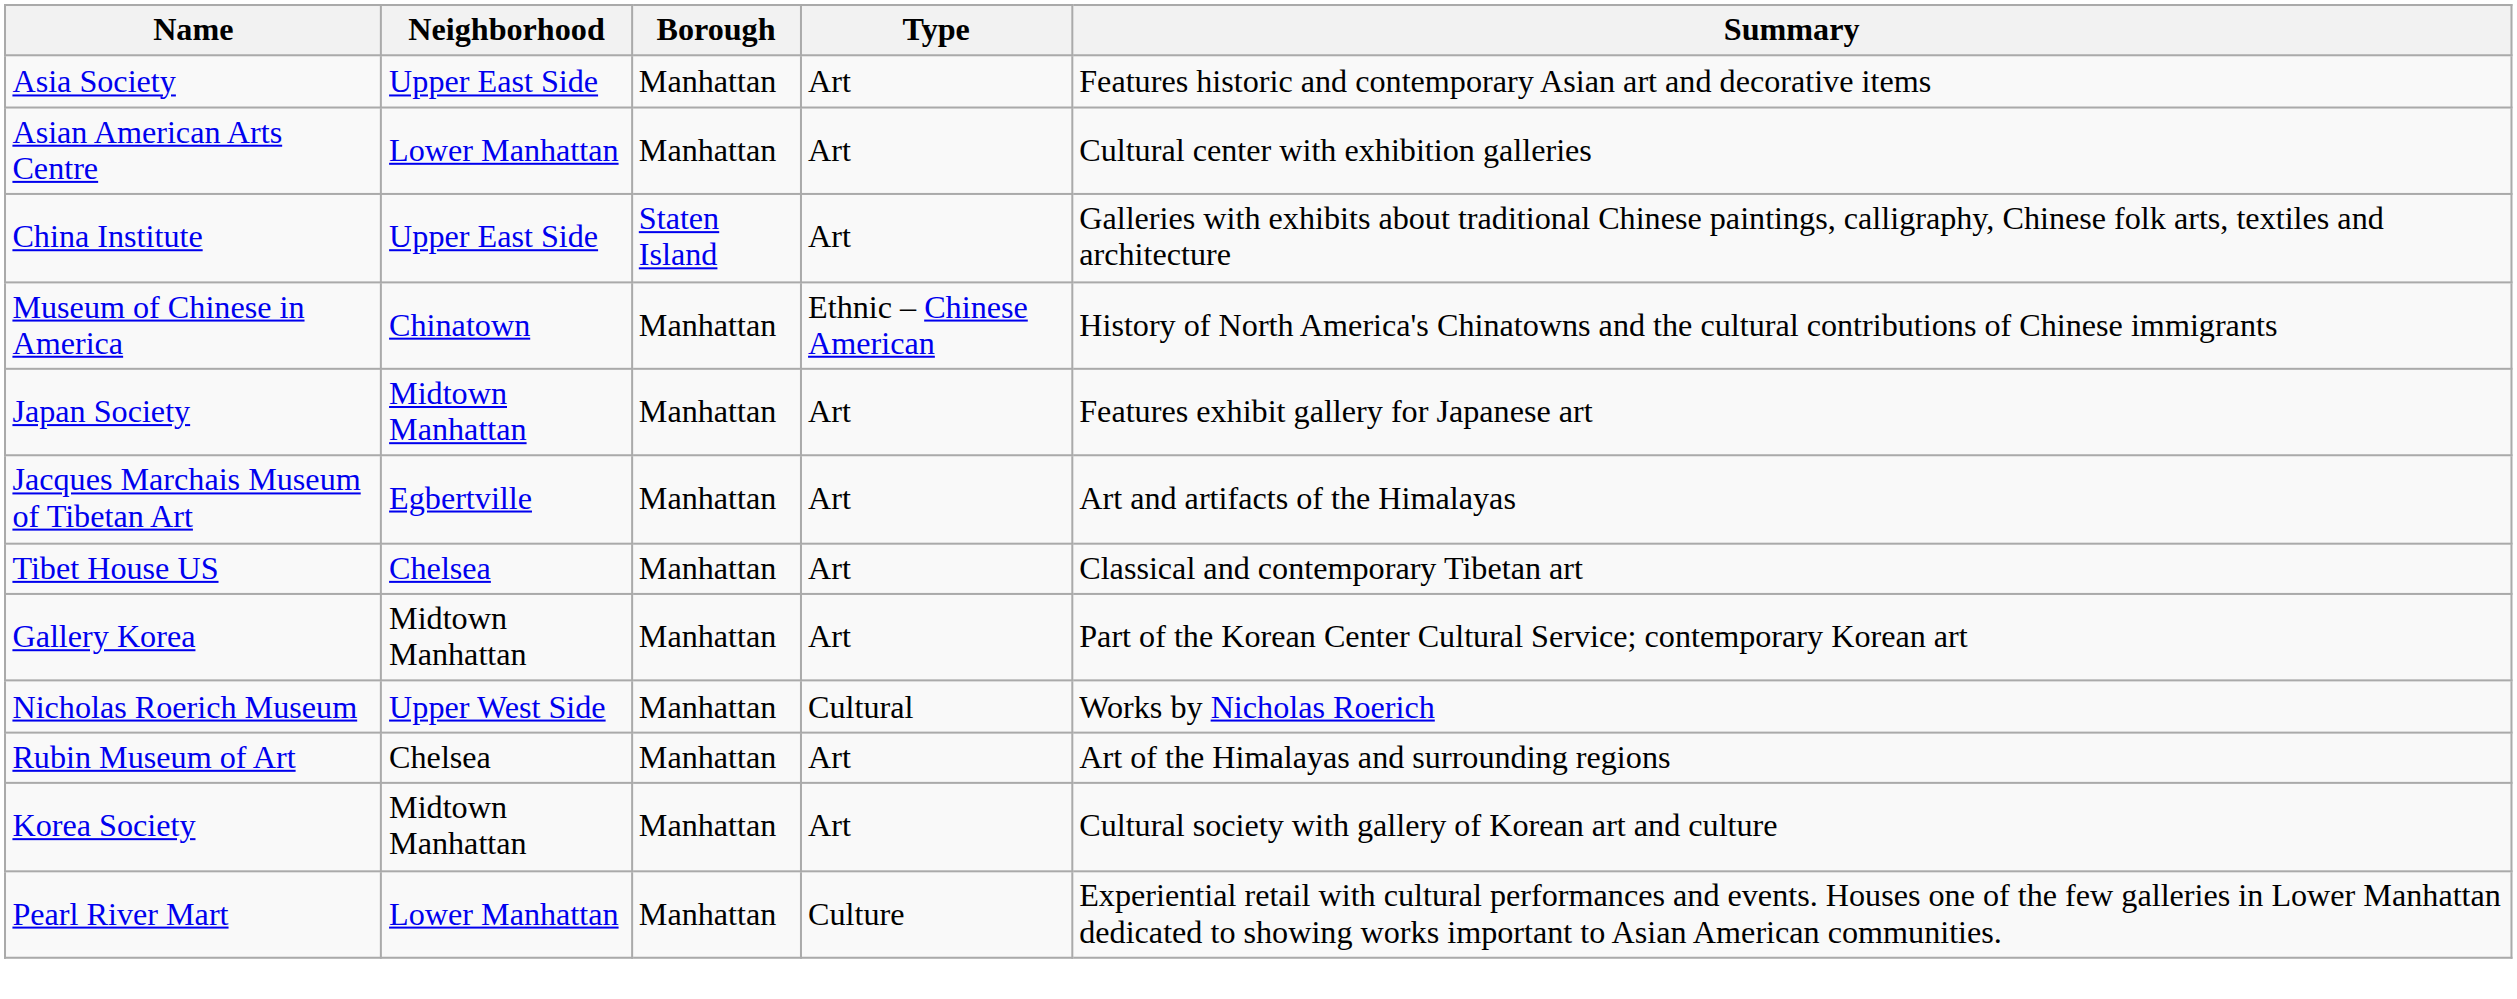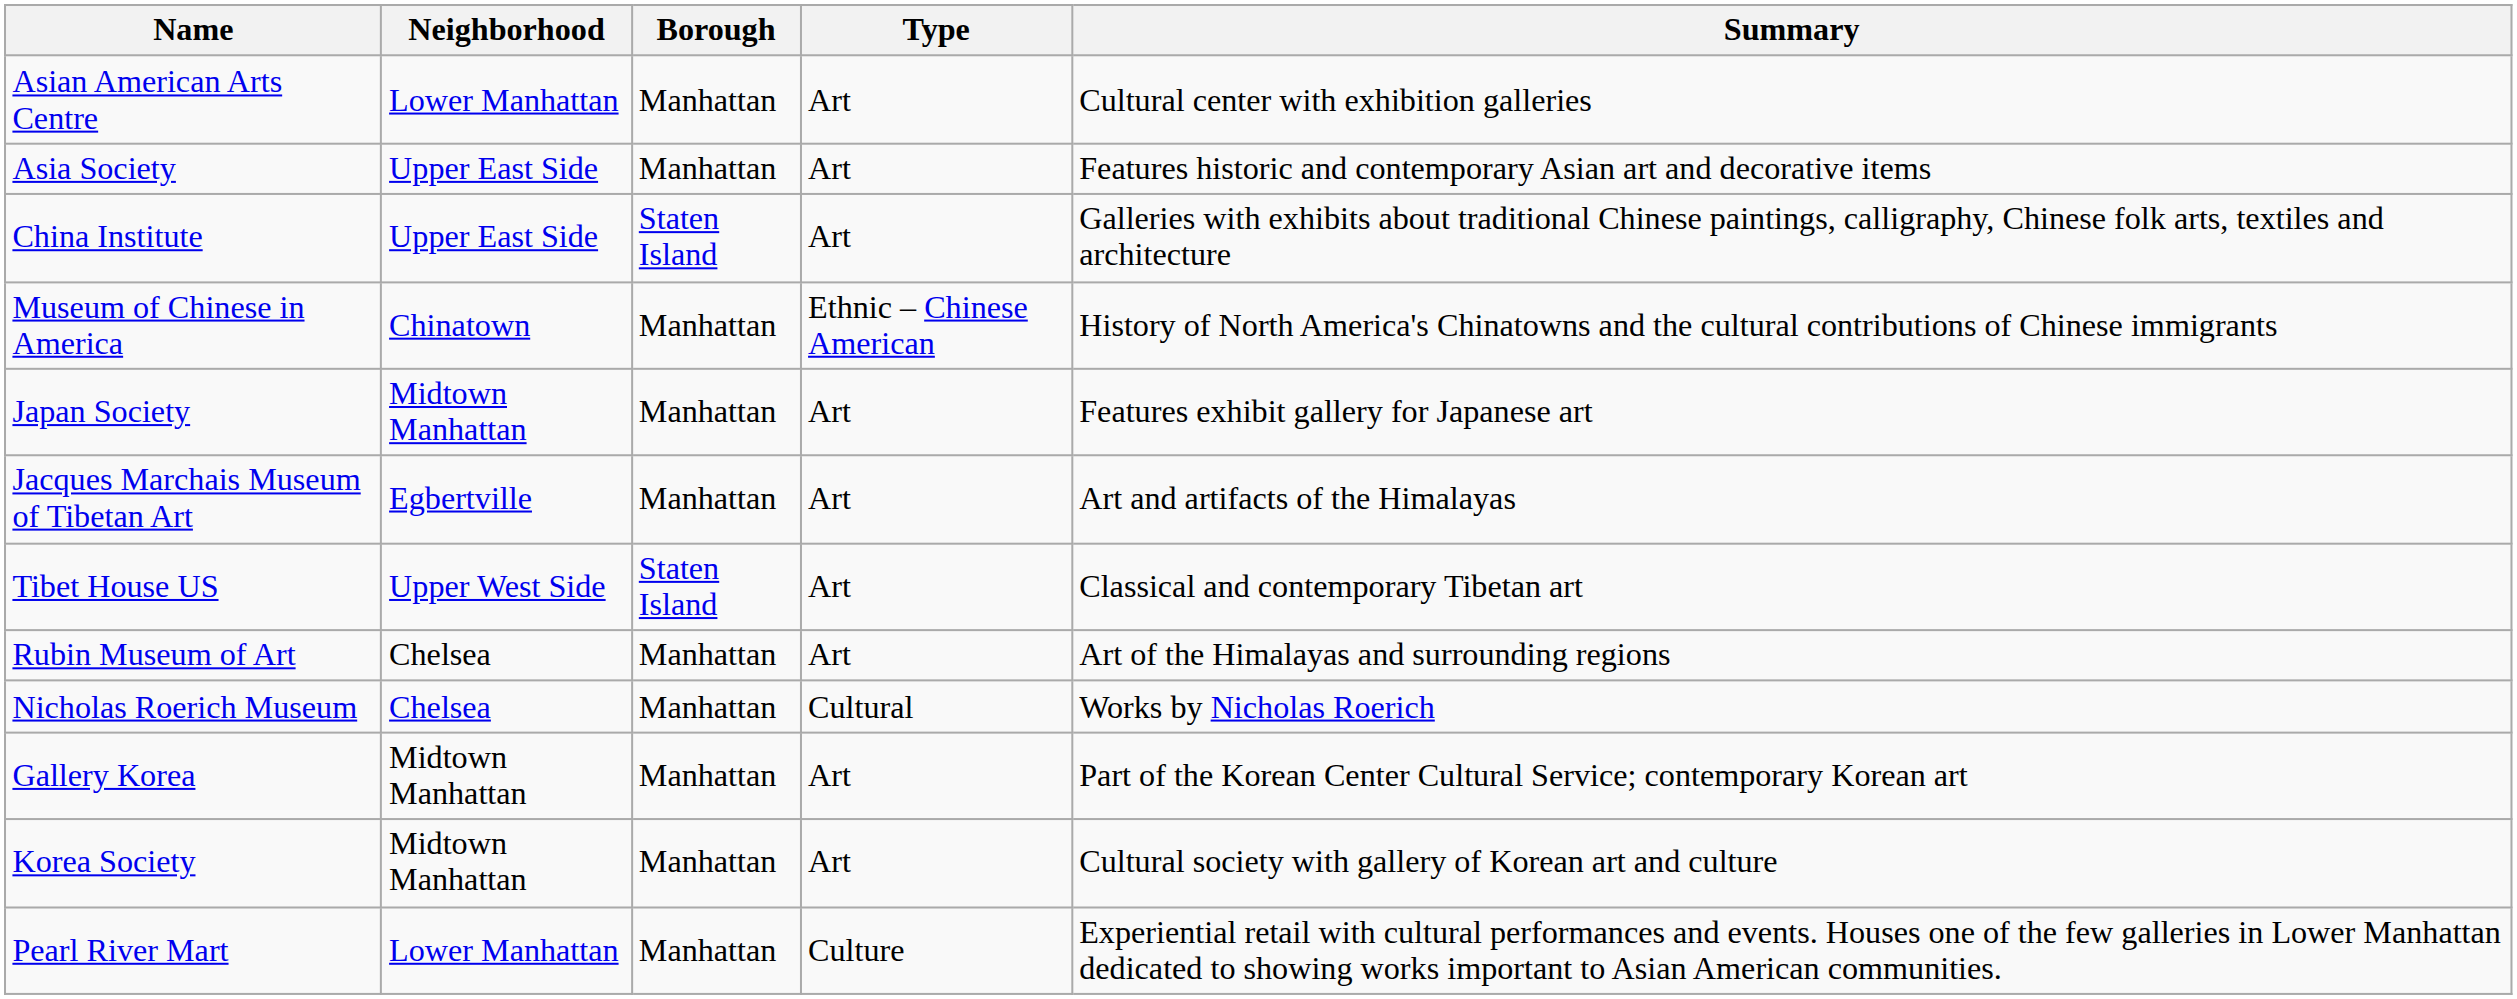rows swapped: (94, 81) <-> (147, 150)
(440, 567) Chelsea -> (497, 586) Upper West Side
(708, 567) Manhattan -> (679, 586) Staten Island
rows swapped: (154, 757) <-> (104, 637)
(497, 706) Upper West Side -> (440, 706) Chelsea
